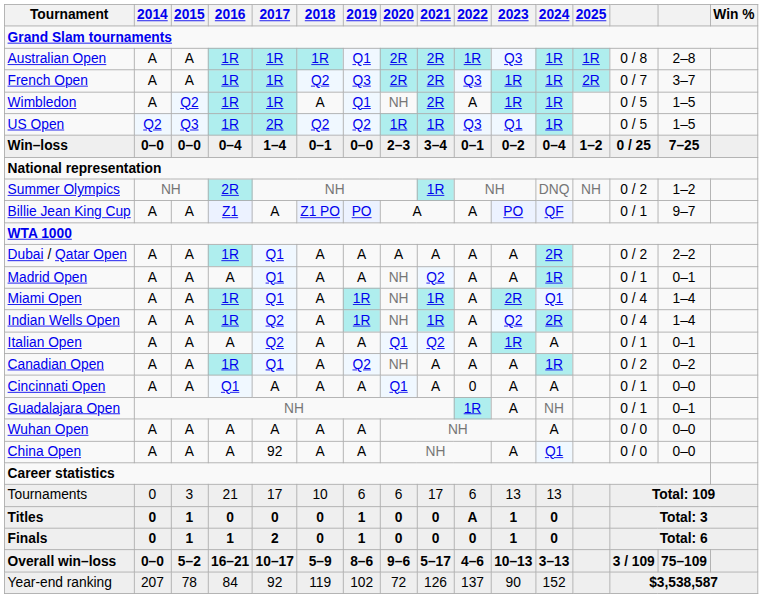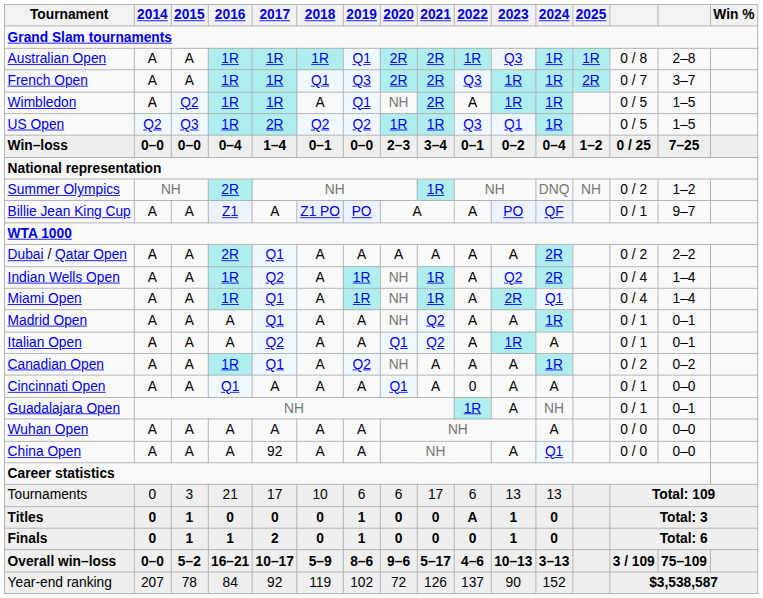(320, 80) Q2 -> (320, 80) Q1
(230, 255) 1R -> (230, 255) 2R
rows swapped: (64, 320) <-> (47, 277)
